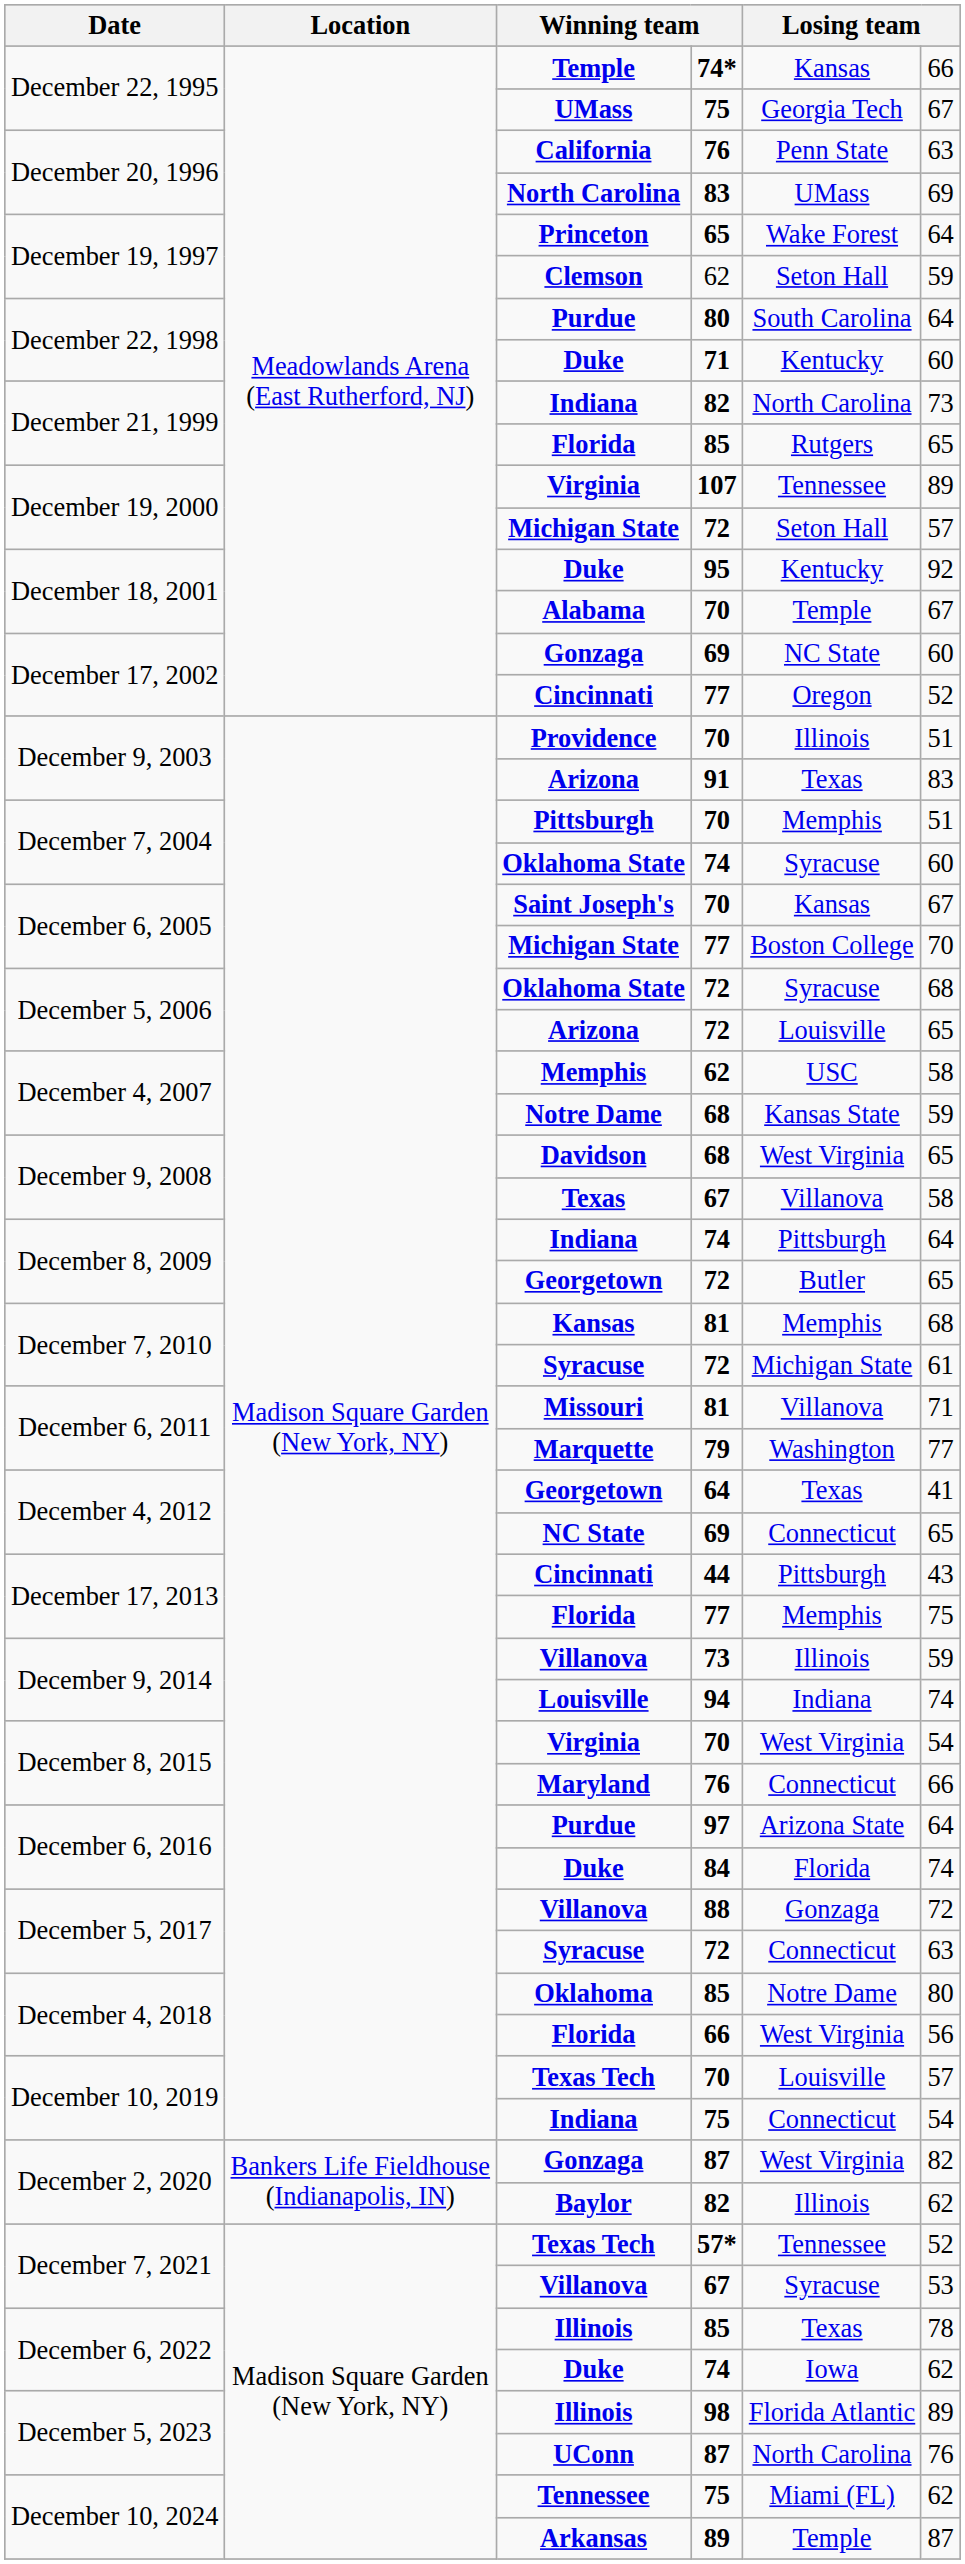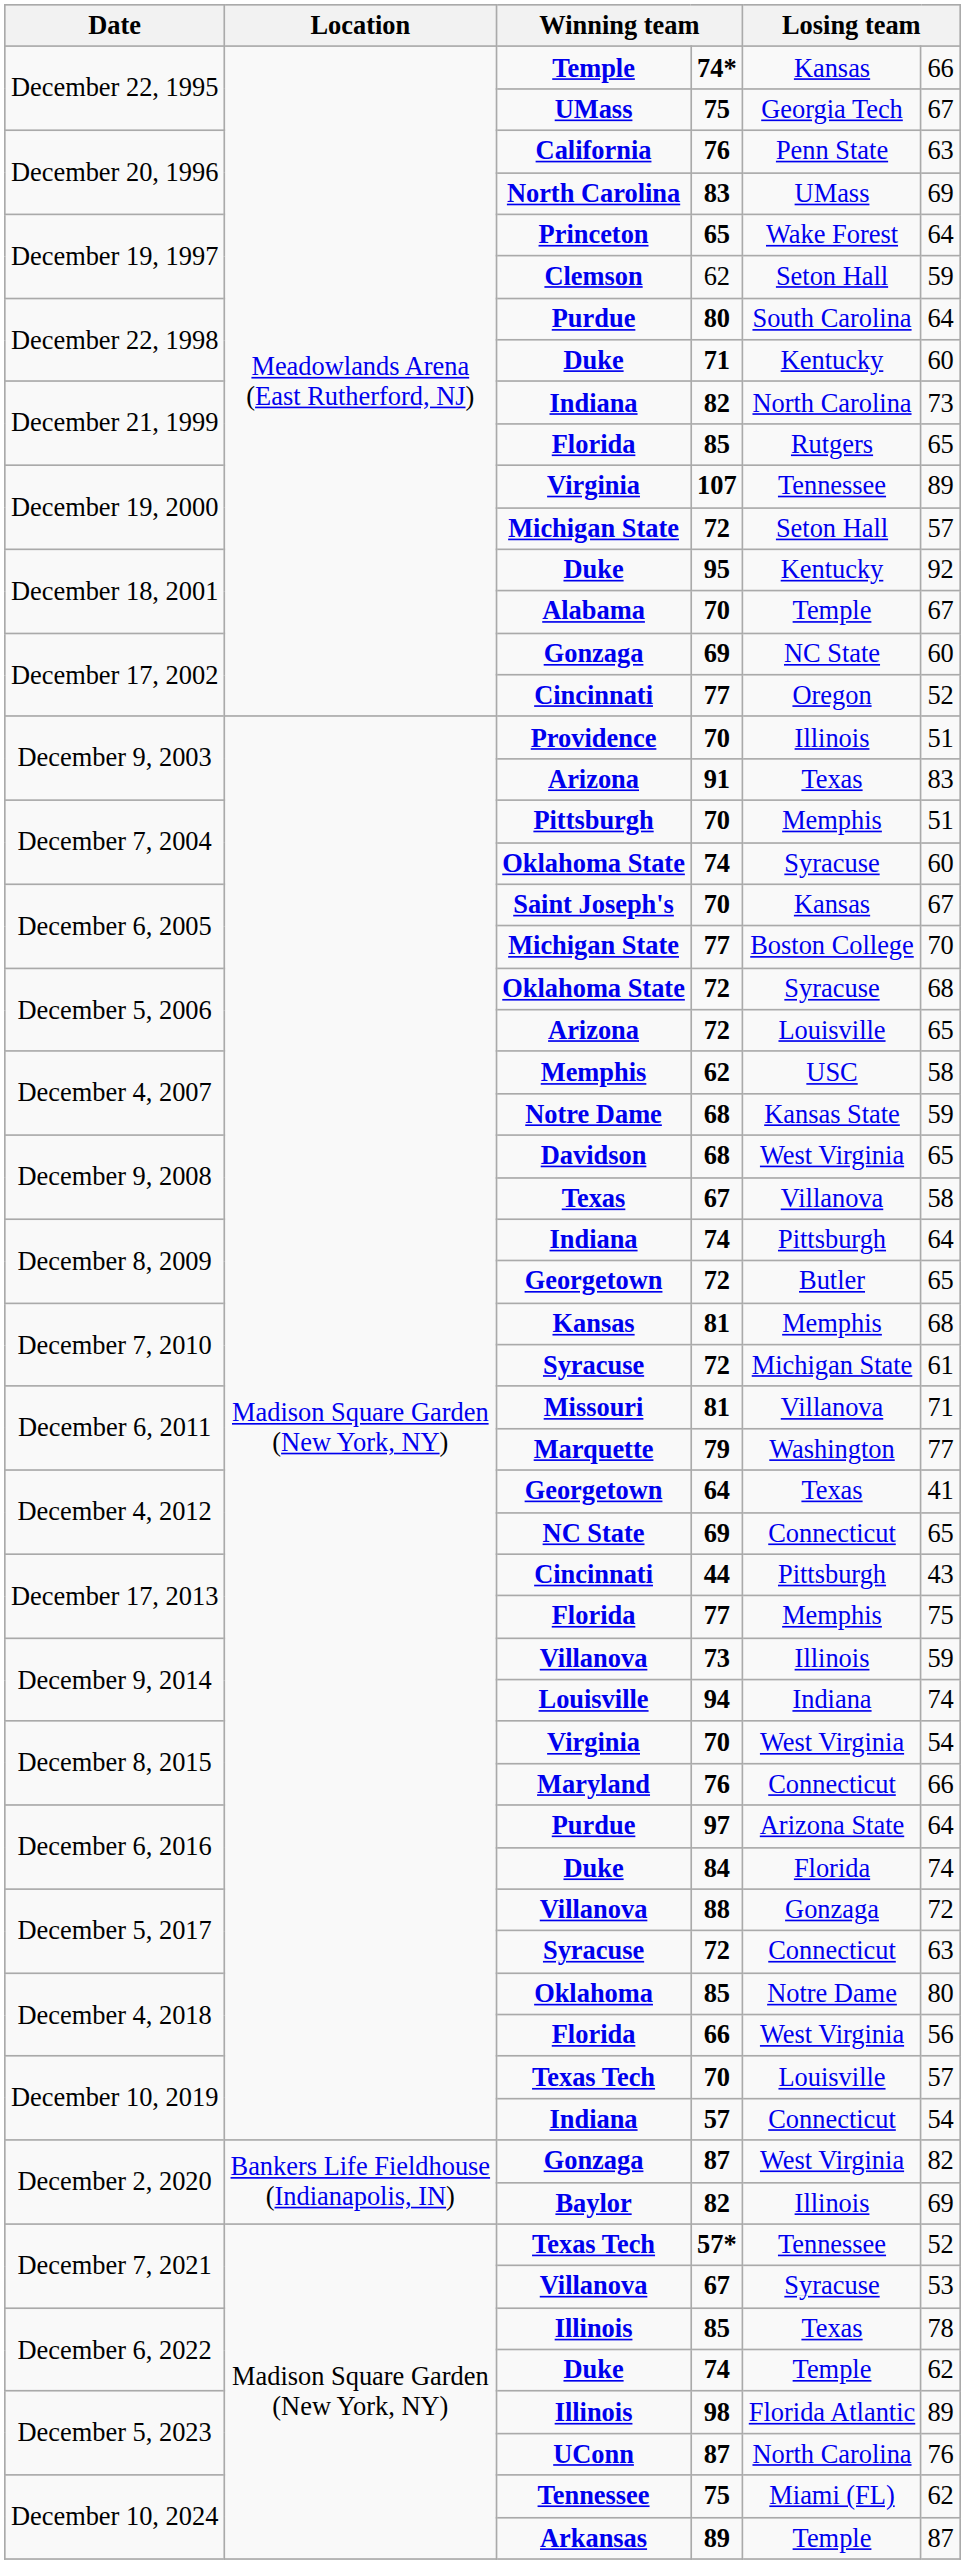(717, 2118) 75 -> (717, 2118) 57
(941, 2202) 62 -> (941, 2202) 69
(832, 2370) Iowa -> (832, 2370) Temple
